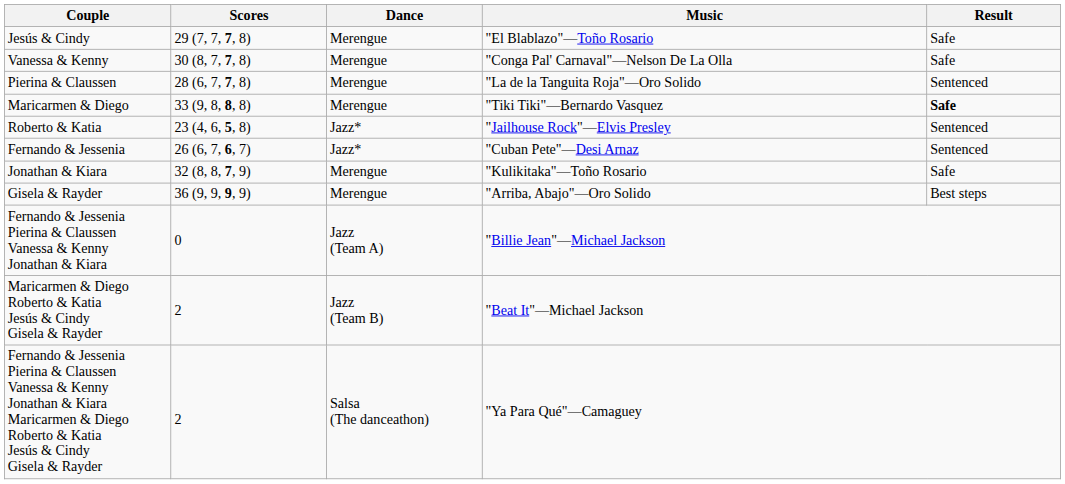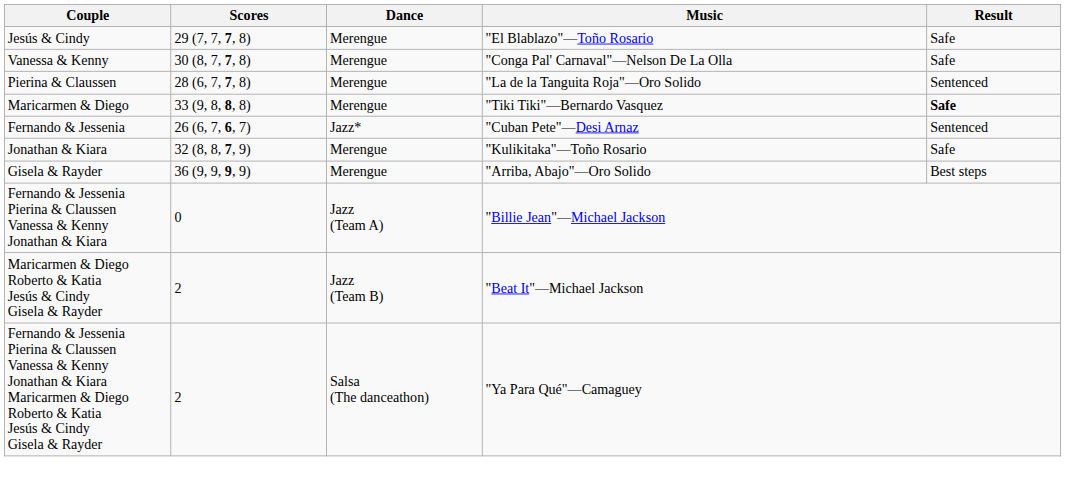- row: (55, 127)
